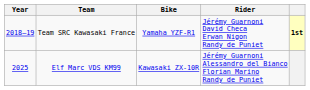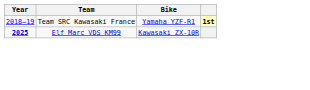- column: (245, 10)
(20, 68) normal -> (20, 32) bold
